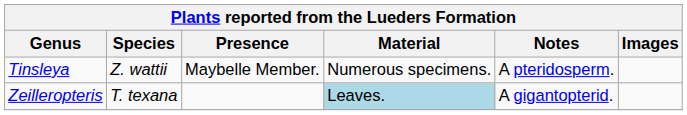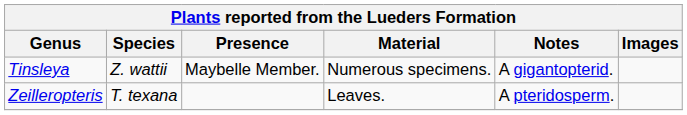(557, 69) A pteridosperm. -> (556, 69) A gigantopterid.
(356, 95) lightblue background -> (356, 95) no background
(556, 95) A gigantopterid. -> (557, 95) A pteridosperm.
